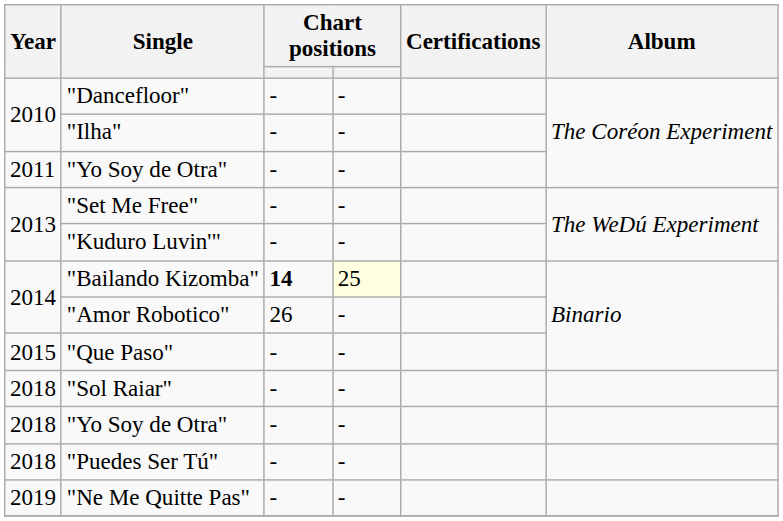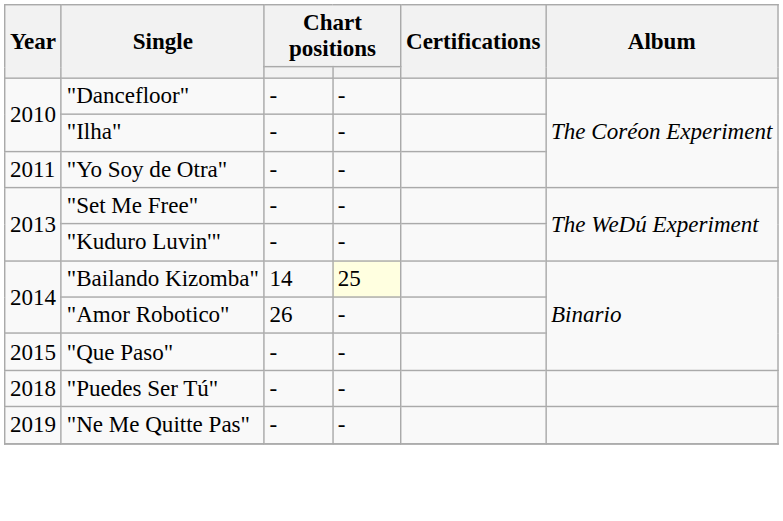(281, 278) bold -> (281, 278) normal
- row: (33, 388)
- row: (33, 424)
